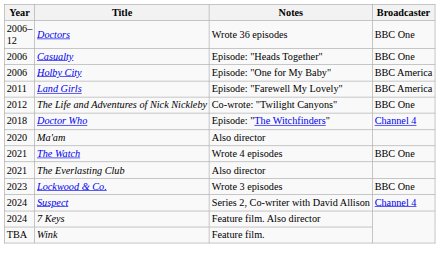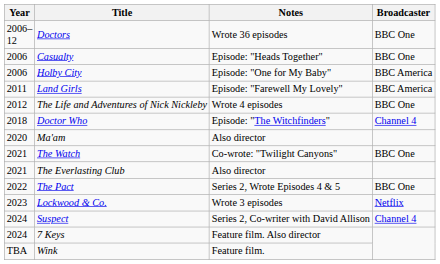(274, 105) Co-wrote: "Twilight Canyons" -> (247, 105) Wrote 4 episodes
(247, 154) Wrote 4 episodes -> (274, 154) Co-wrote: "Twilight Canyons"
+ row: (55, 186)
(395, 186) BBC One -> (389, 202) Netflix
